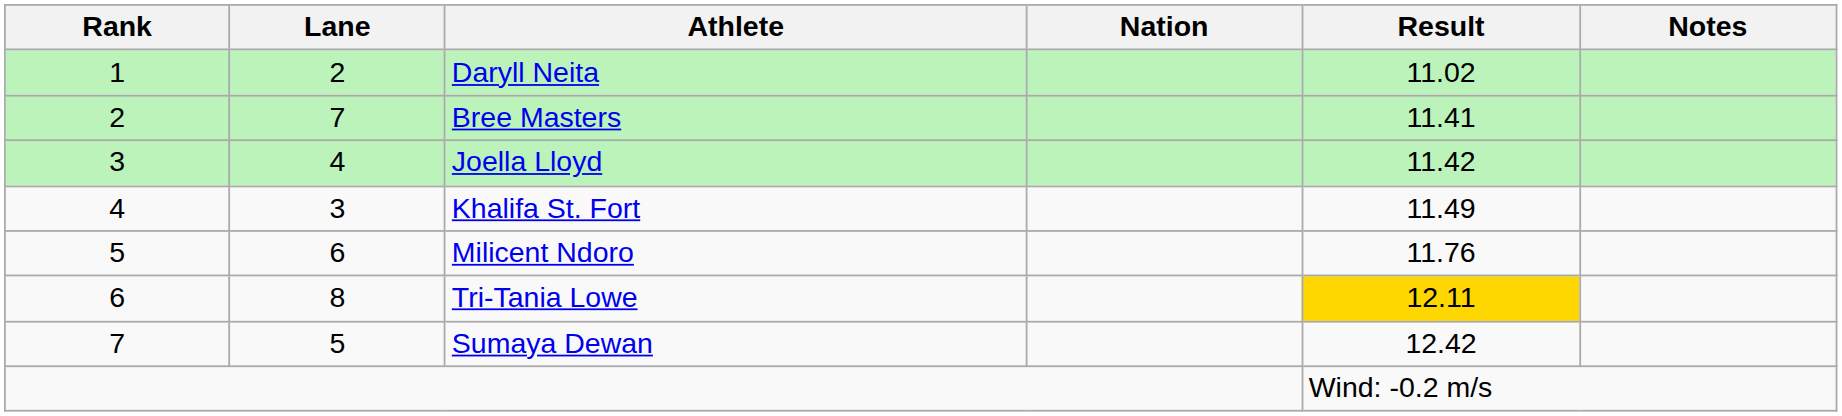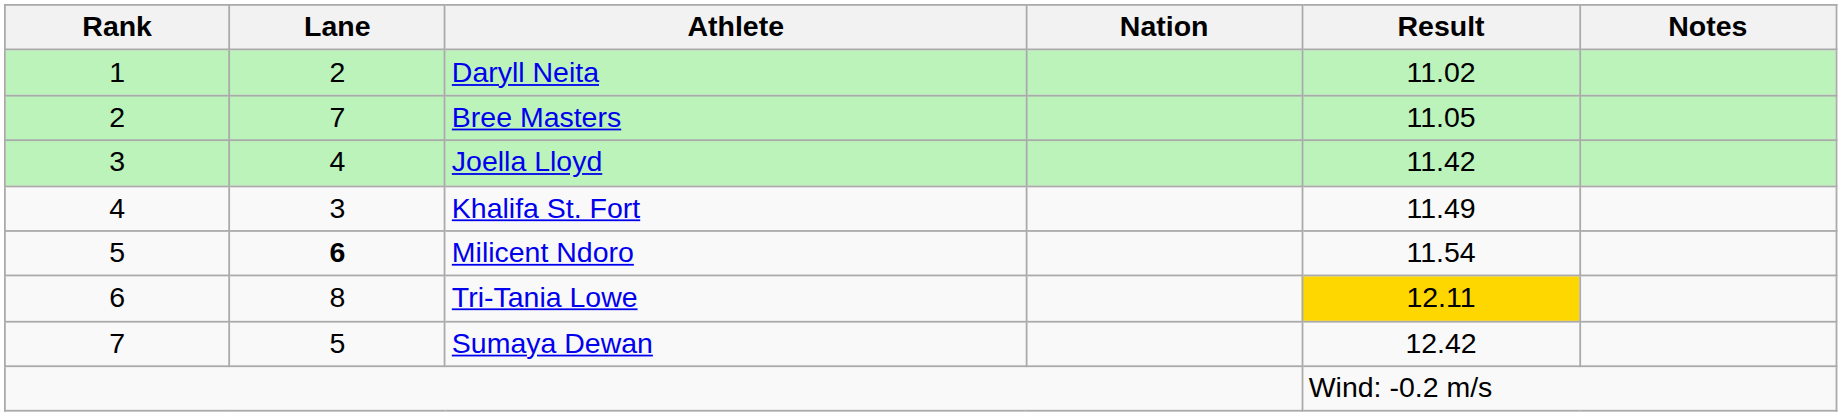(1441, 117) 11.41 -> (1441, 117) 11.05
(337, 252) normal -> (337, 252) bold
(1441, 252) 11.76 -> (1441, 252) 11.54
